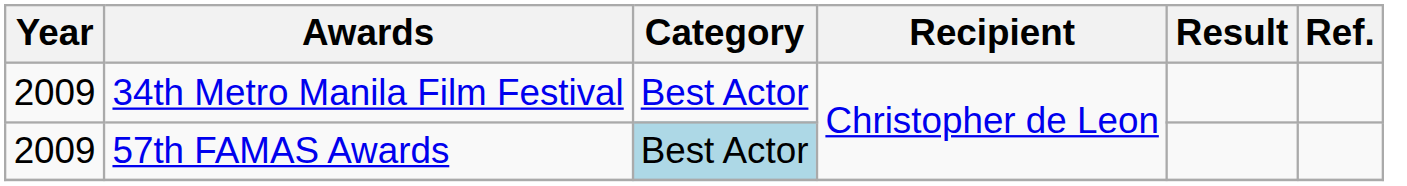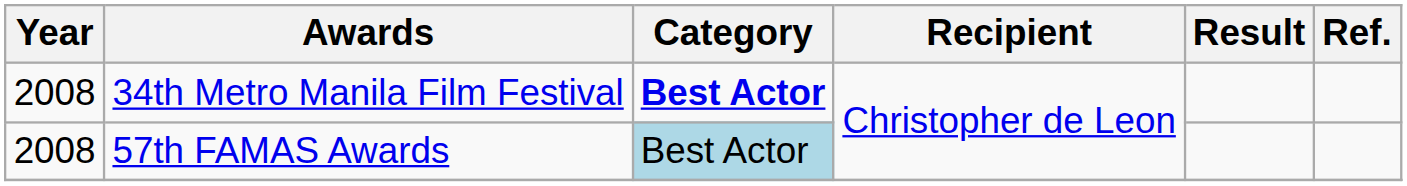(55, 92) 2009 -> (55, 92) 2008
(725, 92) normal -> (733, 92) bold
(55, 150) 2009 -> (55, 150) 2008
